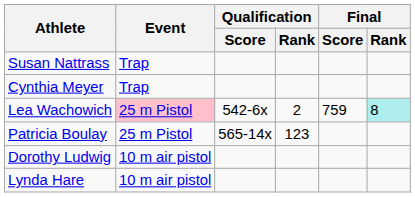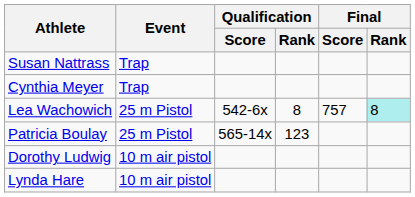(156, 110) pink background -> (156, 110) no background
(297, 110) 2 -> (297, 110) 8
(334, 110) 759 -> (334, 110) 757
